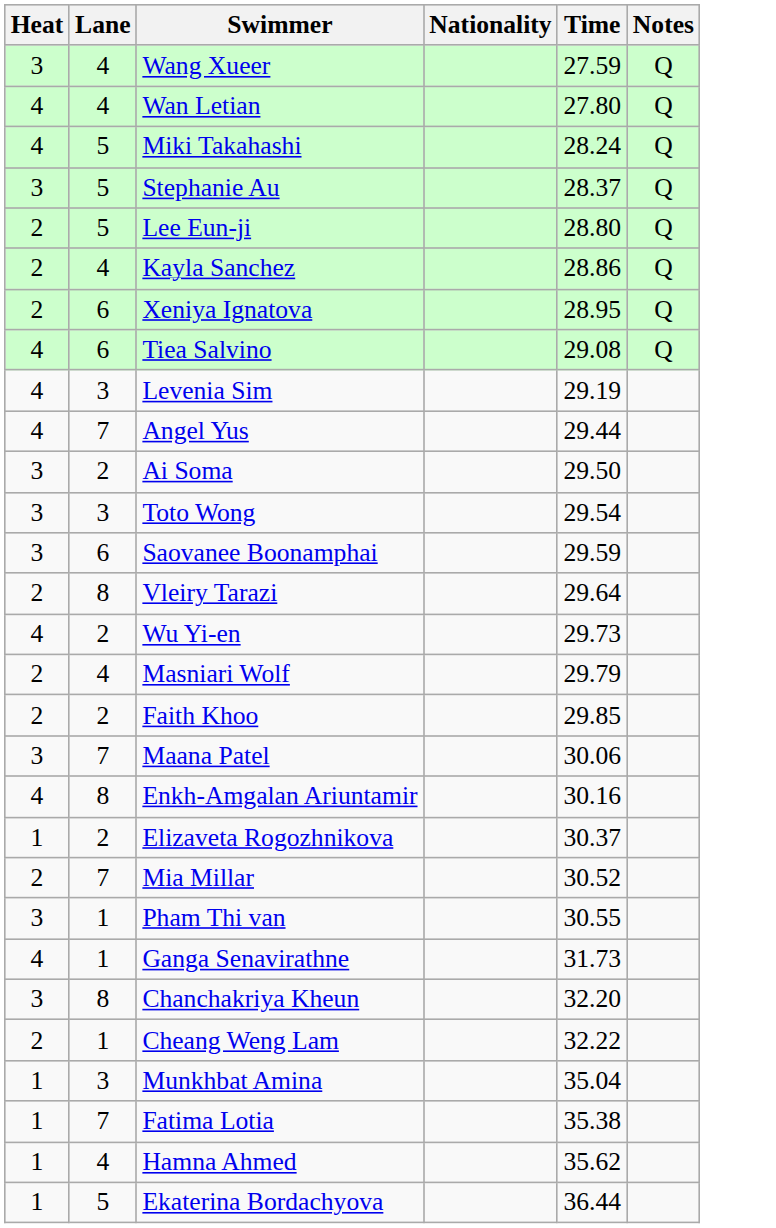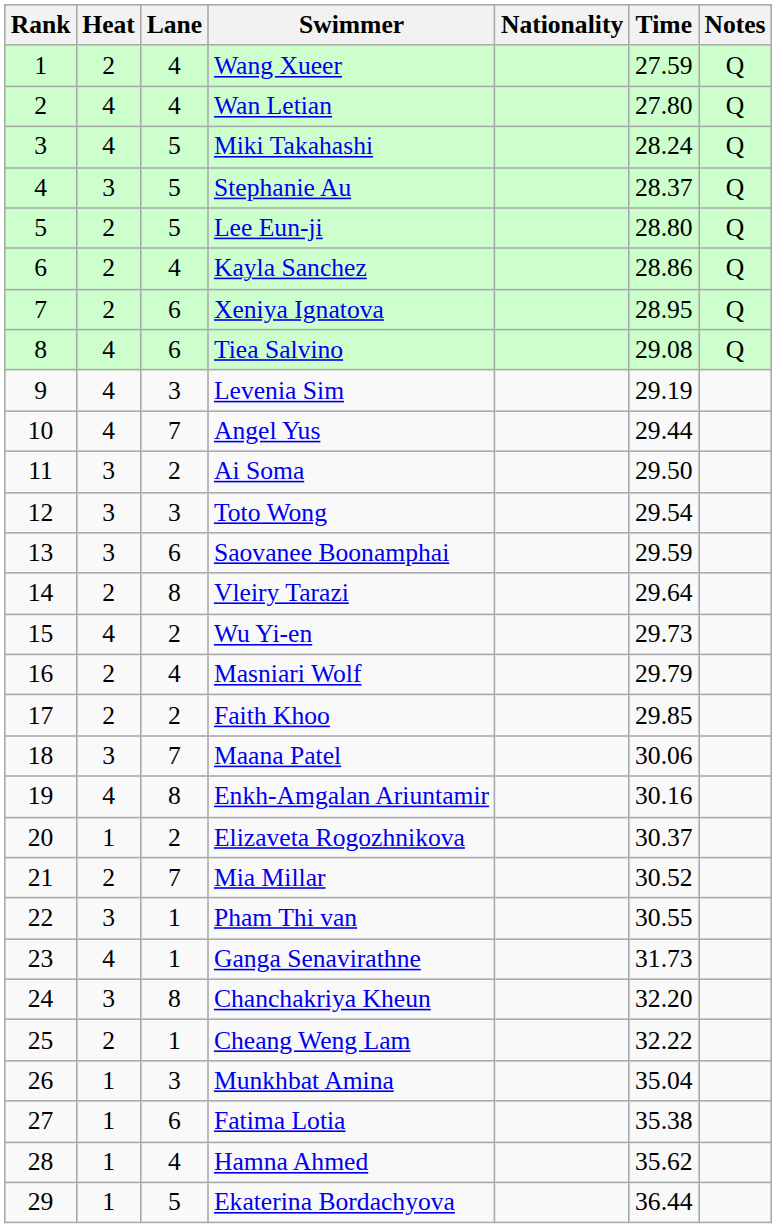+ column: (41, 24)
(37, 65) 3 -> (109, 65) 2
(103, 1120) 7 -> (174, 1120) 6
